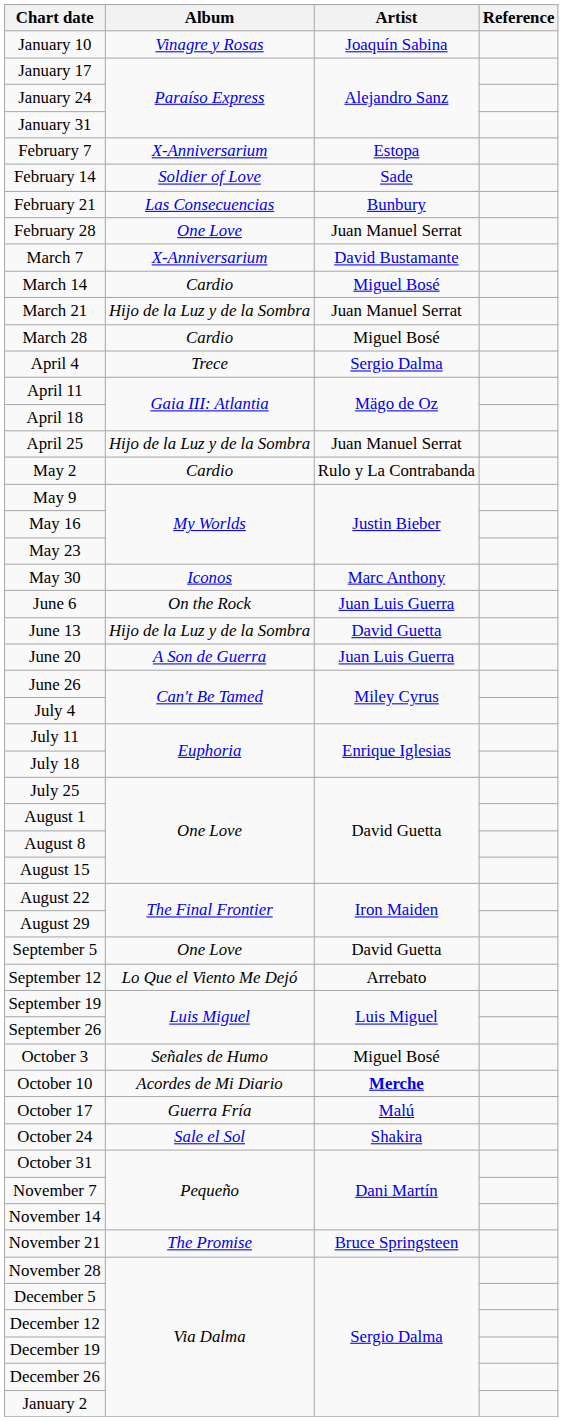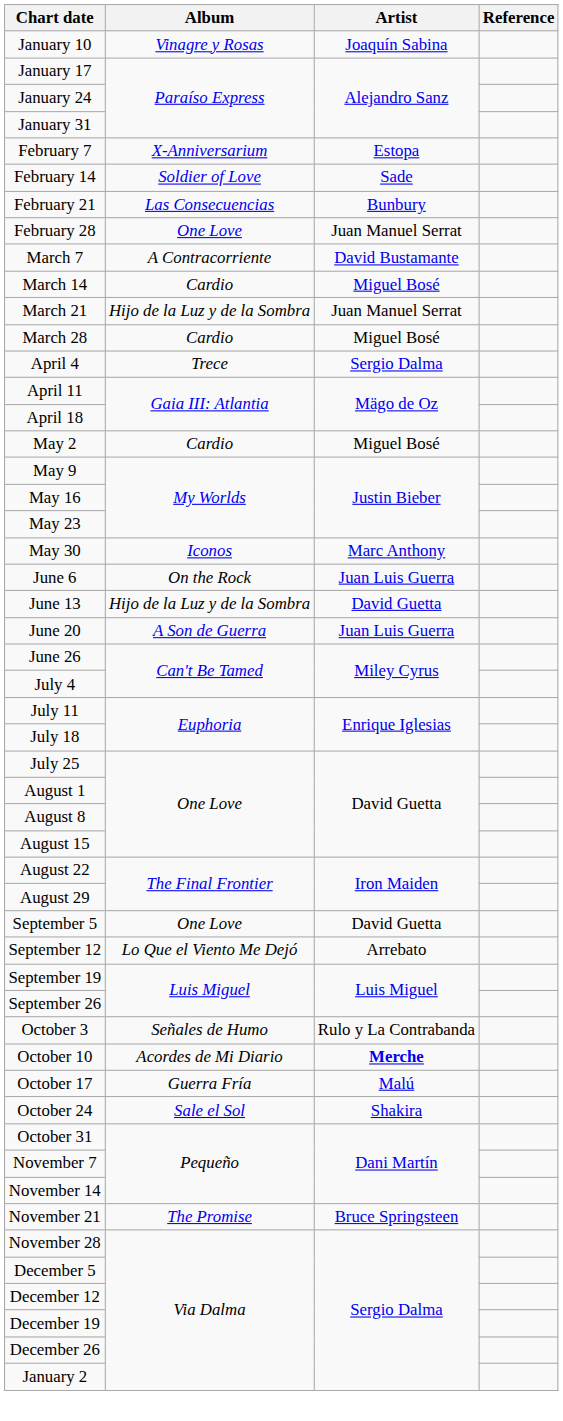(210, 257) X-Anniversarium -> (210, 257) A Contracorriente
- row: (55, 444)
(396, 470) Rulo y La Contrabanda -> (396, 444) Miguel Bosé
(396, 1056) Miguel Bosé -> (396, 1030) Rulo y La Contrabanda
